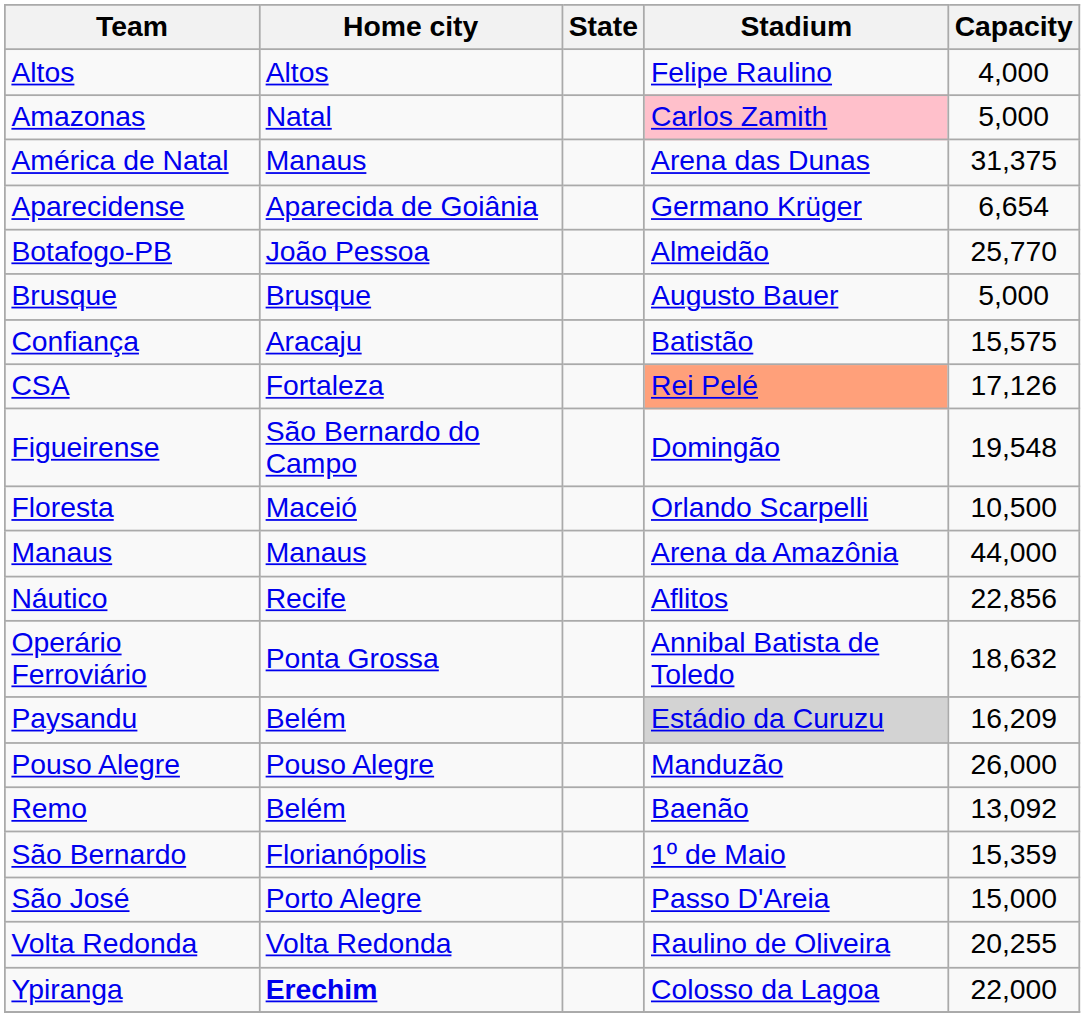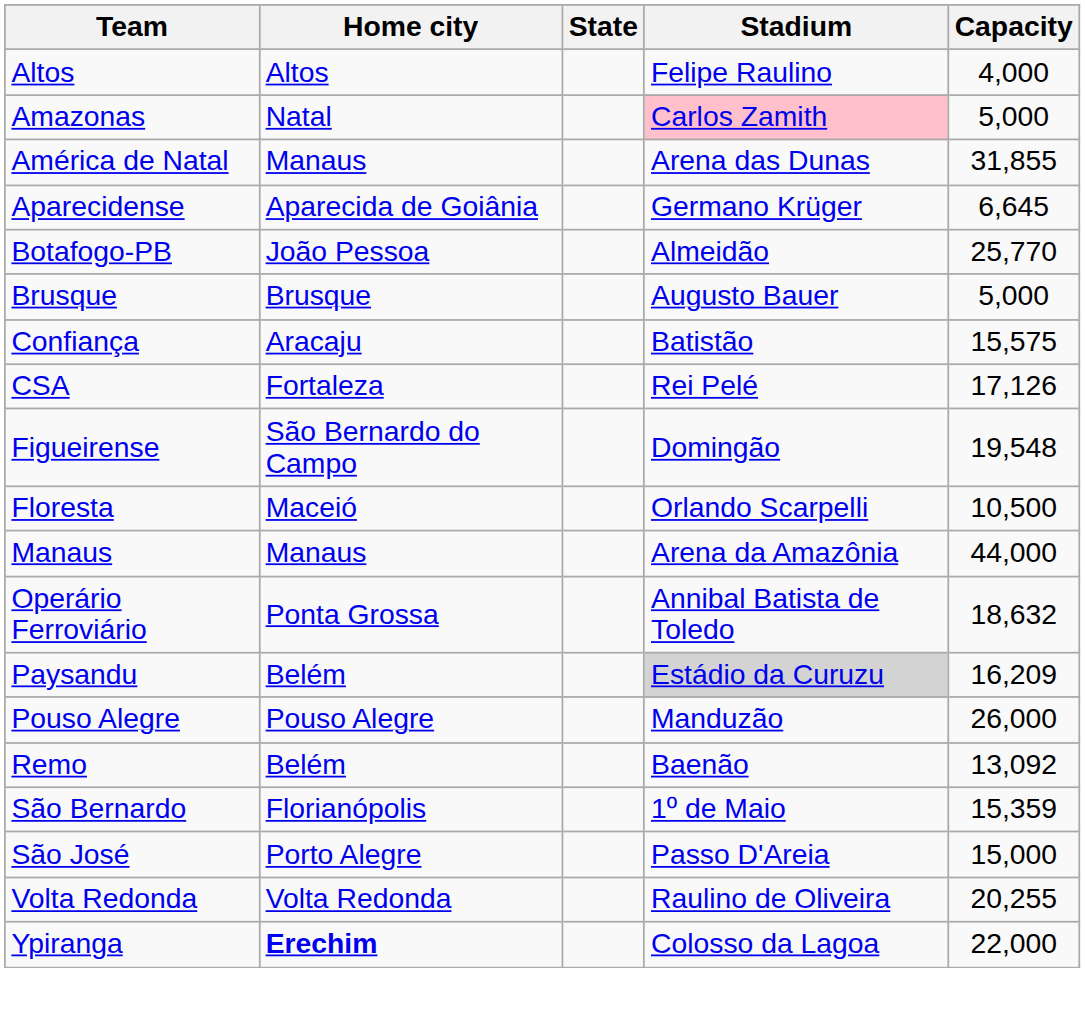(1014, 161) 31,375 -> (1014, 161) 31,855
(1014, 206) 6,654 -> (1014, 206) 6,645
(705, 386) lightsalmon background -> (705, 386) no background
- row: (59, 597)
